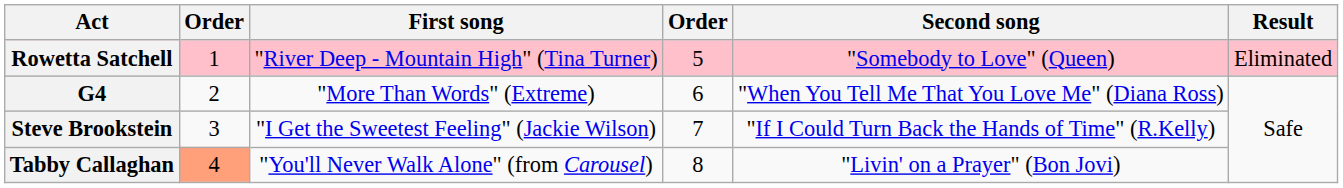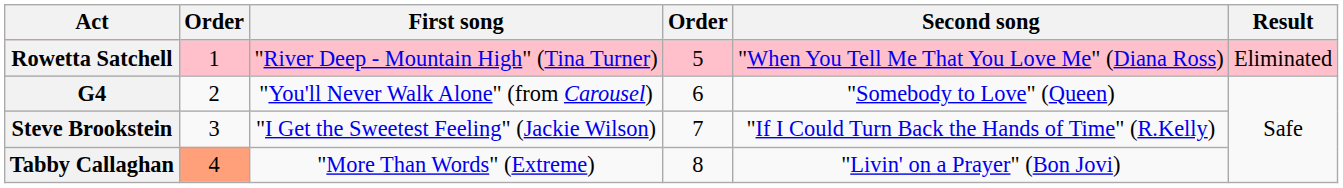(981, 57) "Somebody to Love" (Queen) -> (981, 57) "When You Tell Me That You Love Me" (Diana Ross)
(456, 93) "More Than Words" (Extreme) -> (456, 93) "You'll Never Walk Alone" (from Carousel)
(981, 93) "When You Tell Me That You Love Me" (Diana Ross) -> (981, 93) "Somebody to Love" (Queen)
(456, 164) "You'll Never Walk Alone" (from Carousel) -> (456, 164) "More Than Words" (Extreme)
